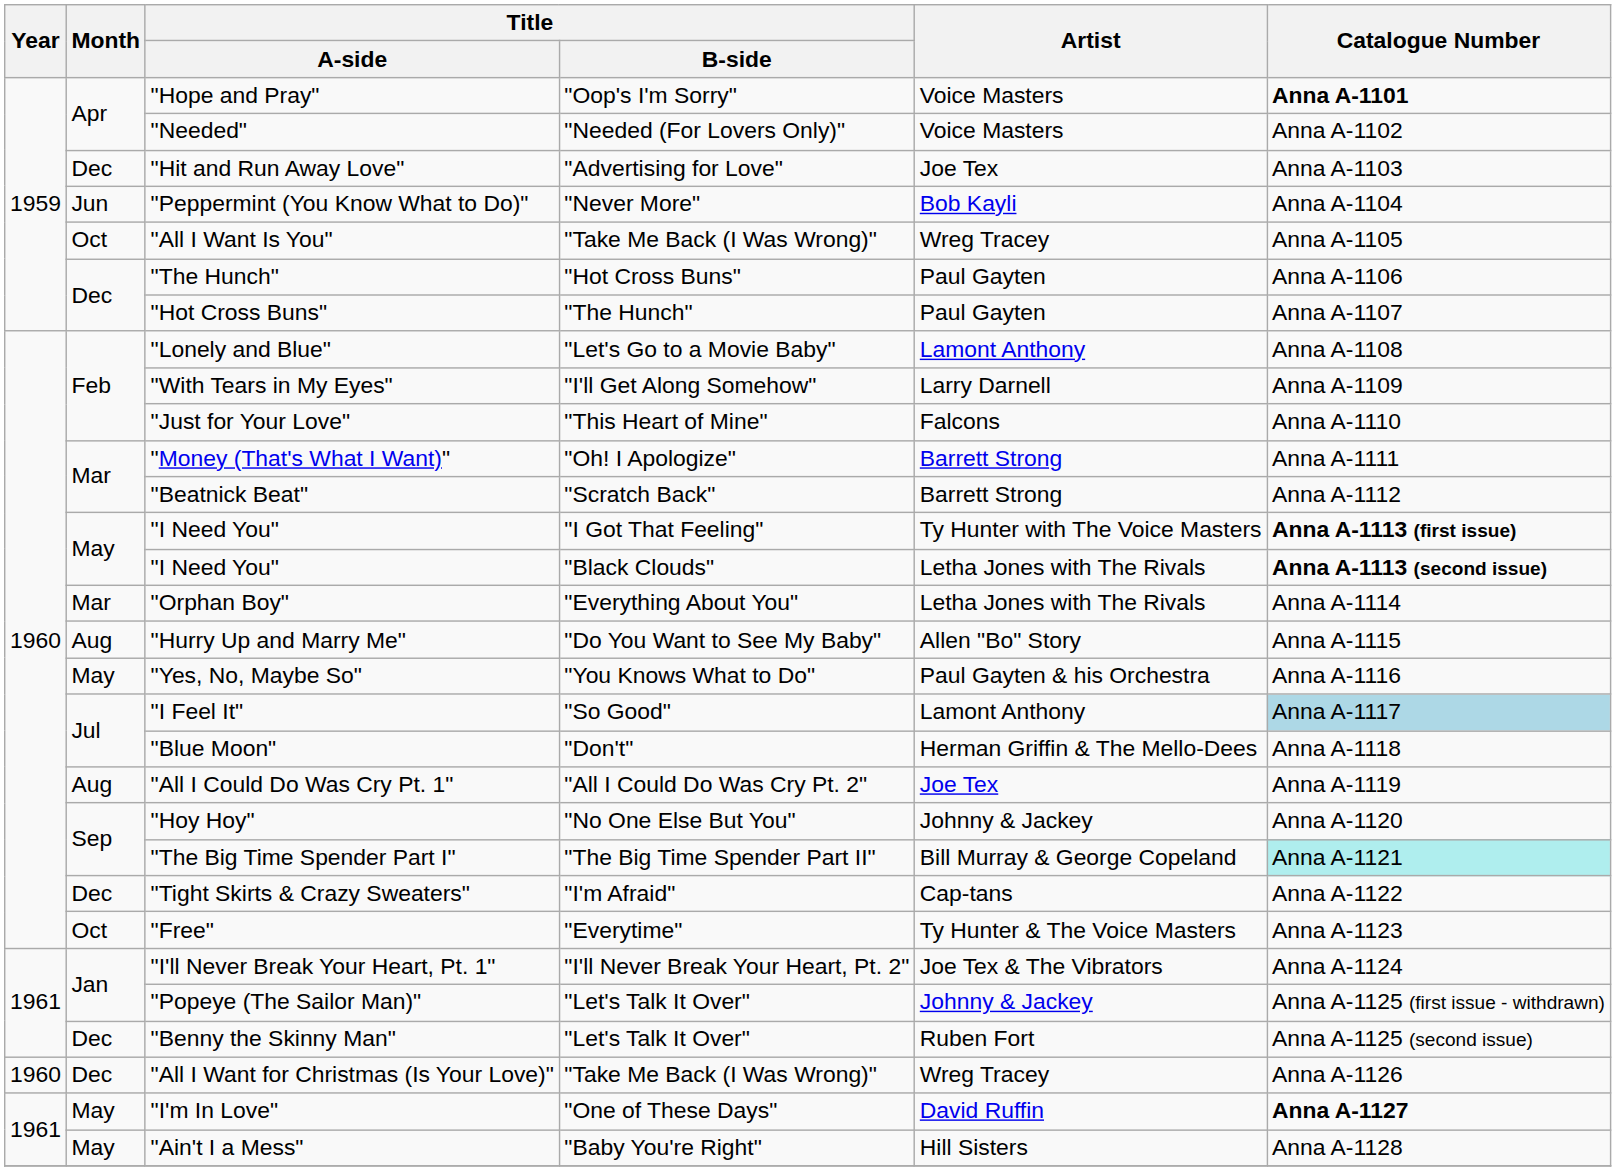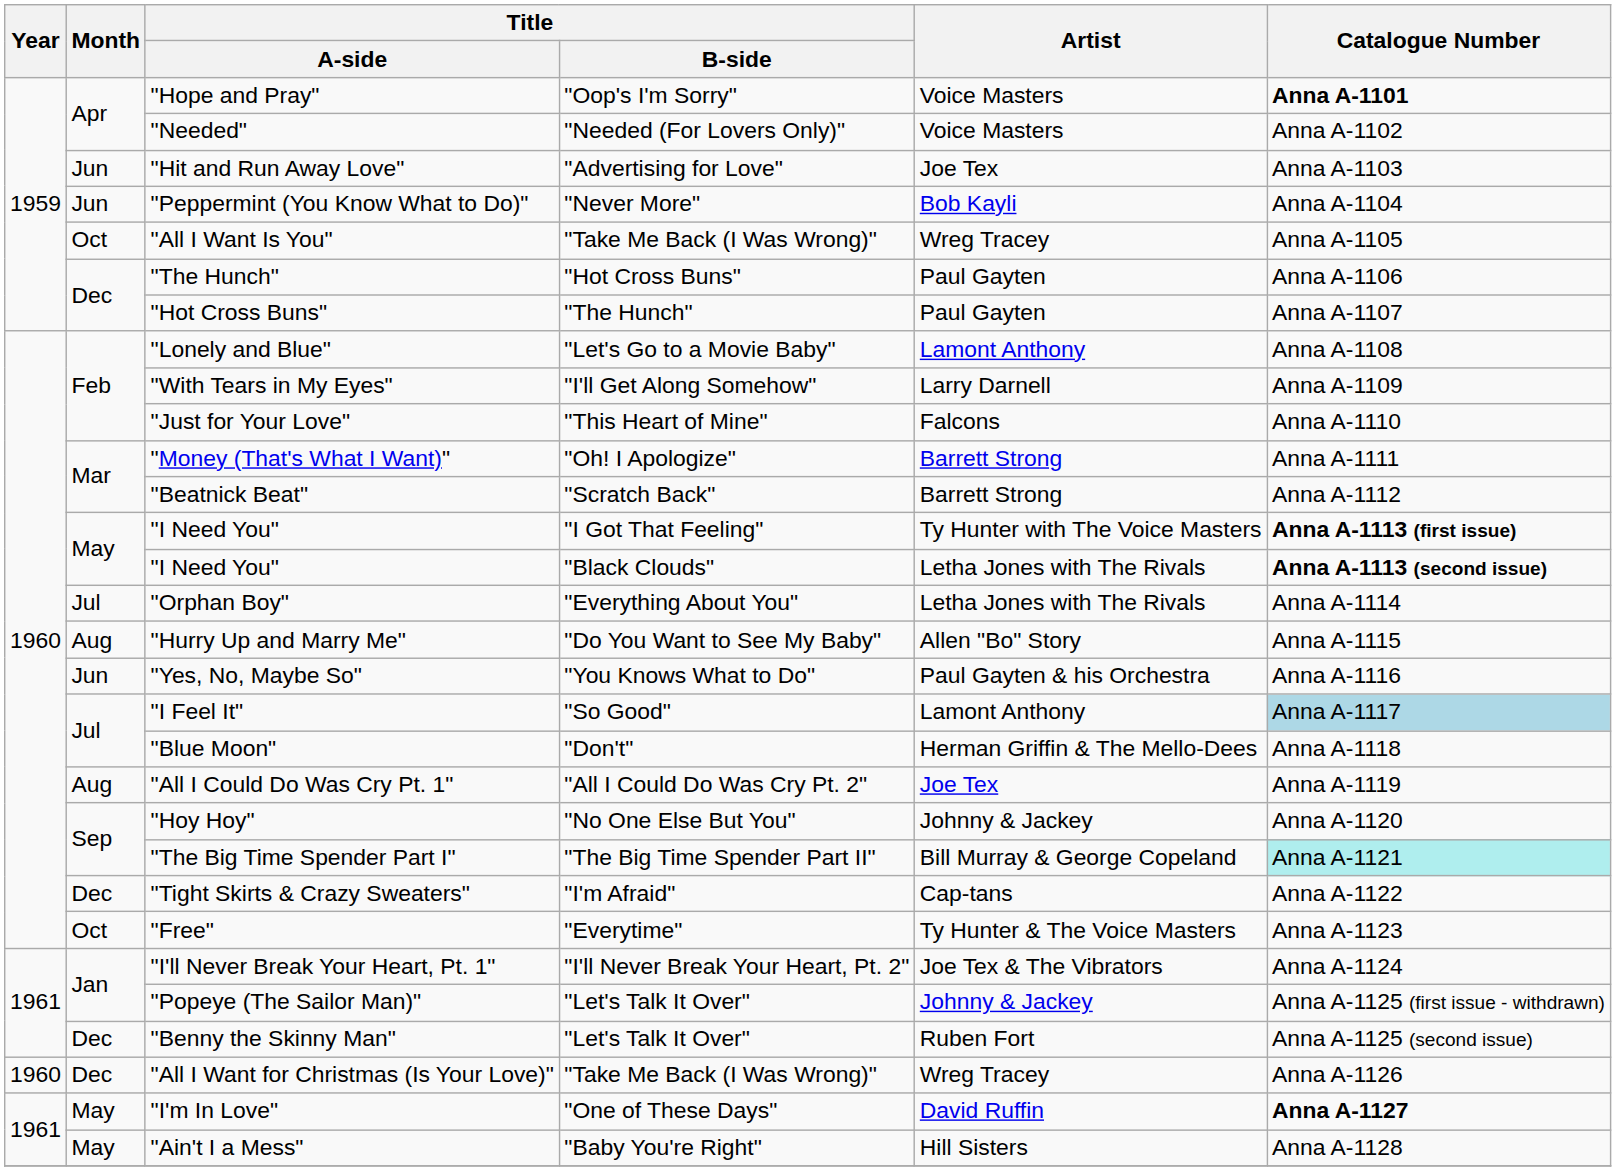(92, 167) Dec -> (90, 167) Jun
(91, 603) Mar -> (86, 603) Jul
(93, 675) May -> (90, 675) Jun
